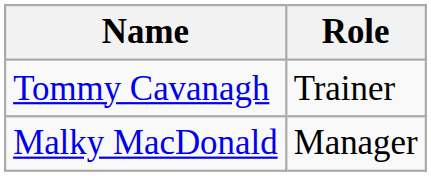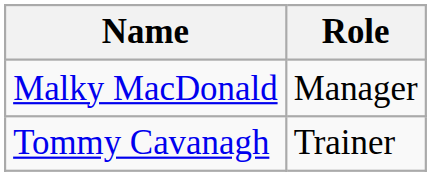rows swapped: (145, 142) <-> (141, 87)
